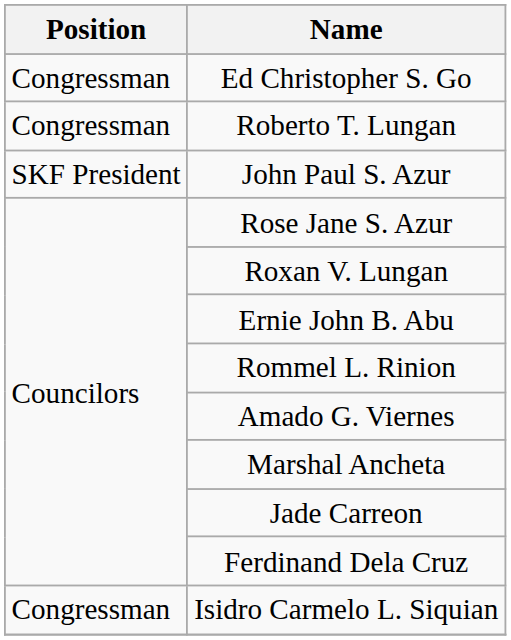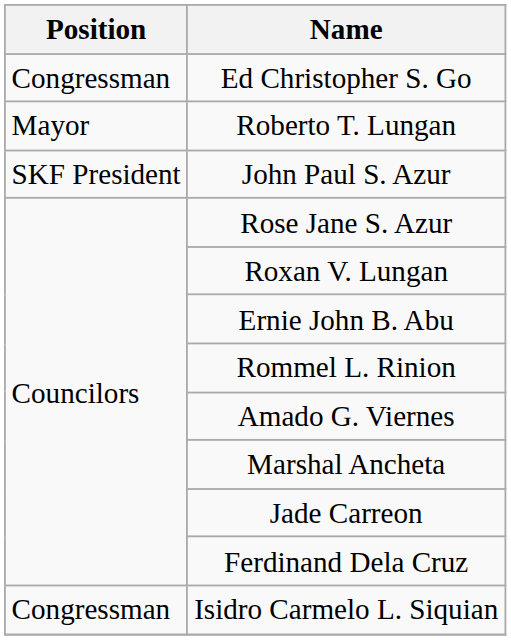(91, 126) Congressman -> (50, 126) Mayor
